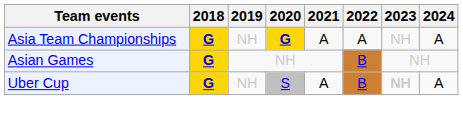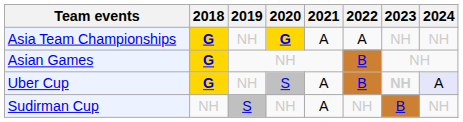(439, 39) A -> (439, 39) NH
(439, 84) no background -> (439, 84) lavender background
+ row: (53, 106)
